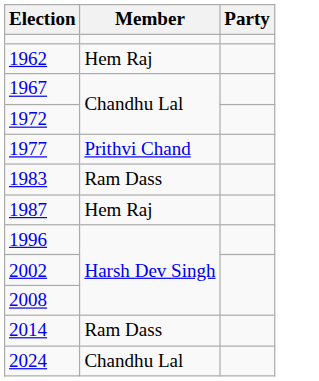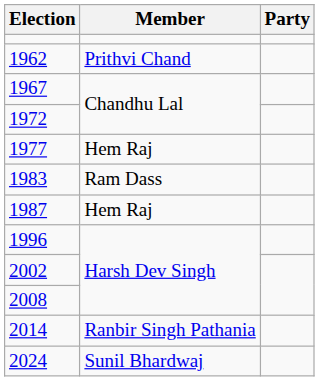(119, 58) Hem Raj -> (138, 58) Prithvi Chand
(138, 149) Prithvi Chand -> (119, 149) Hem Raj
(123, 330) Ram Dass -> (170, 330) Ranbir Singh Pathania
(134, 360) Chandhu Lal -> (144, 360) Sunil Bhardwaj
